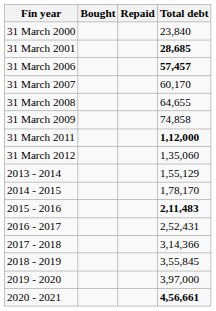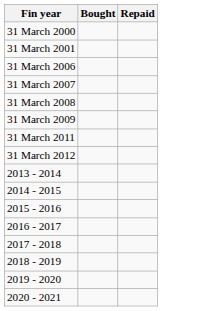- column: (184, 13)
